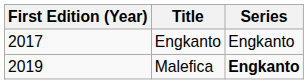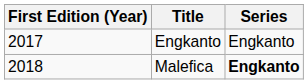(26, 66) 2019 -> (26, 66) 2018
